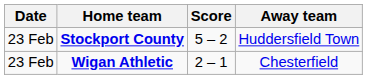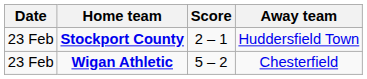(211, 39) 5 – 2 -> (211, 39) 2 – 1
(211, 62) 2 – 1 -> (211, 62) 5 – 2
